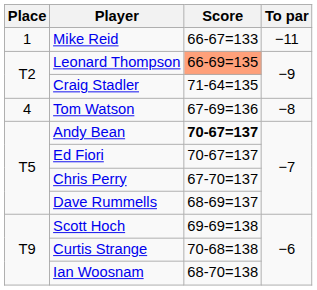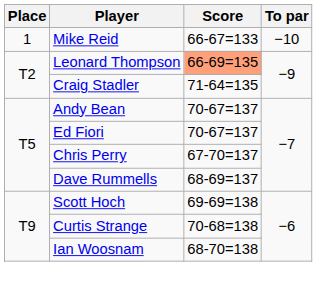(287, 39) −11 -> (287, 39) −10
- row: (94, 109)
(223, 132) bold -> (223, 109) normal
